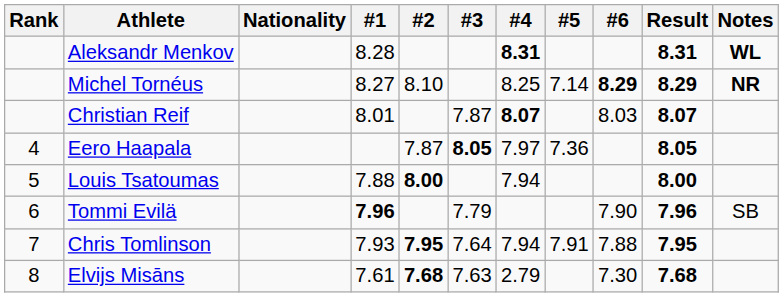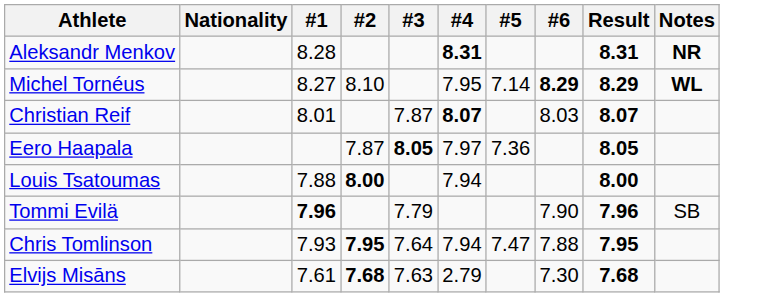- column: (34, 20)
(745, 52) WL -> (687, 52) NR
(521, 84) 8.25 -> (462, 84) 7.95
(745, 84) NR -> (687, 84) WL
(569, 244) 7.91 -> (511, 244) 7.47
